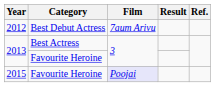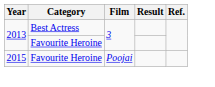- row: (16, 27)
(123, 74) lavender background -> (119, 58) no background
